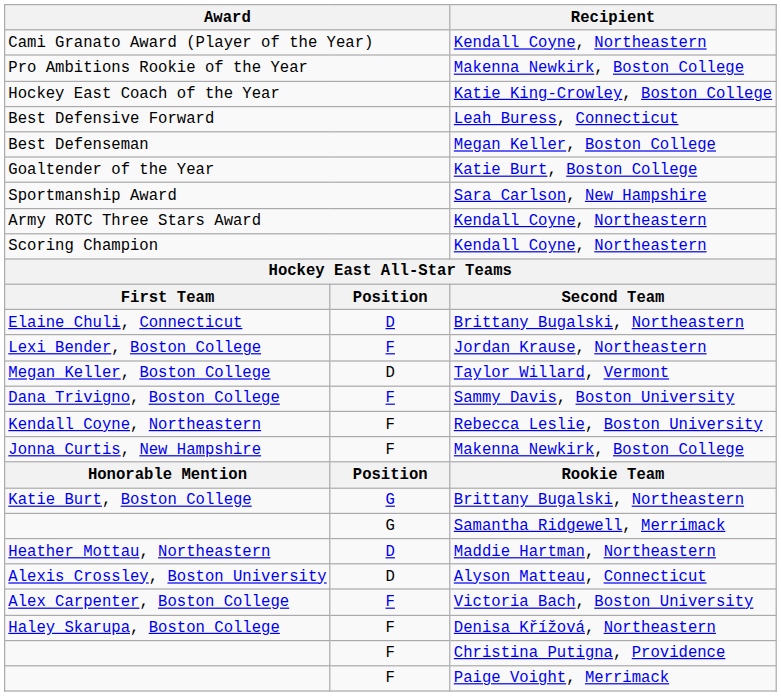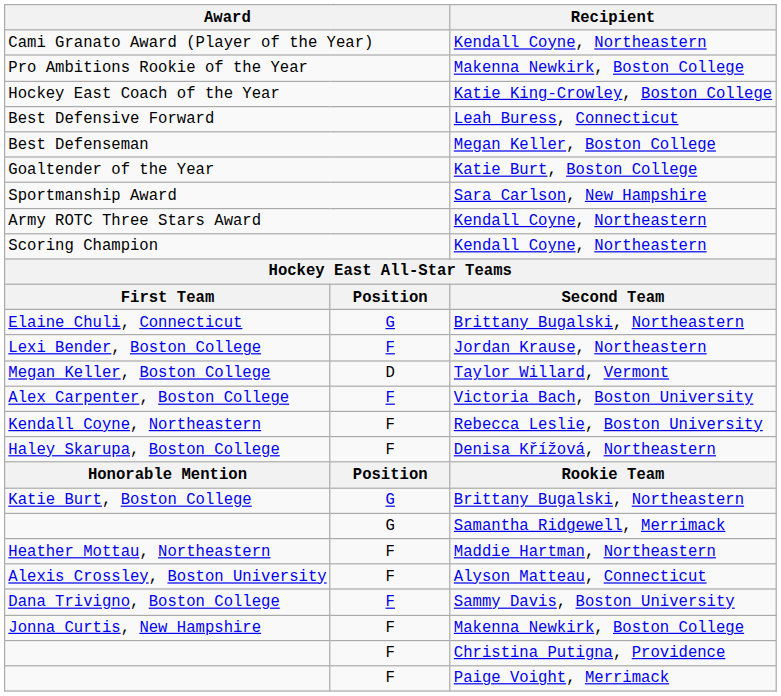(390, 322) D -> (390, 322) G
rows swapped: (149, 602) <-> (144, 399)
rows swapped: (144, 628) <-> (135, 450)
(390, 551) D -> (390, 551) F
(390, 577) D -> (390, 577) F
